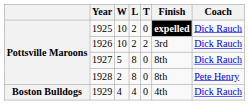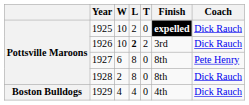(134, 44) normal -> (134, 44) bold
(119, 60) 5 -> (119, 60) 6
(218, 60) Dick Rauch -> (217, 60) Pete Henry
(217, 76) Pete Henry -> (218, 76) Dick Rauch
